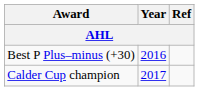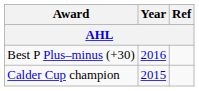(153, 75) 2017 -> (153, 75) 2015
